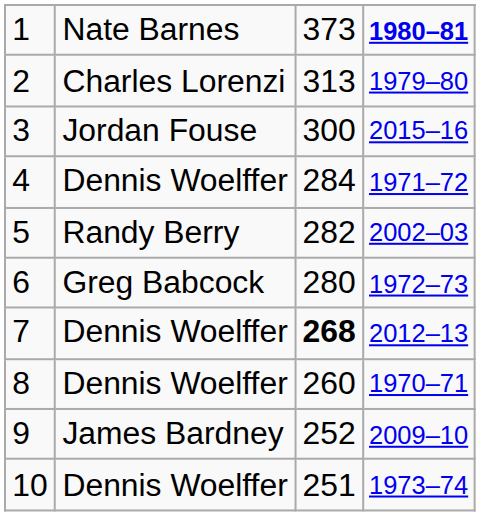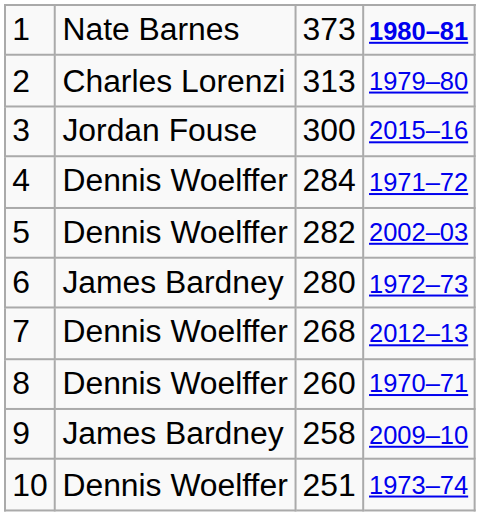(151, 231) Randy Berry -> (175, 231) Dennis Woelffer
(163, 282) Greg Babcock -> (173, 282) James Bardney
(329, 332) bold -> (329, 332) normal
(329, 433) 252 -> (329, 433) 258
